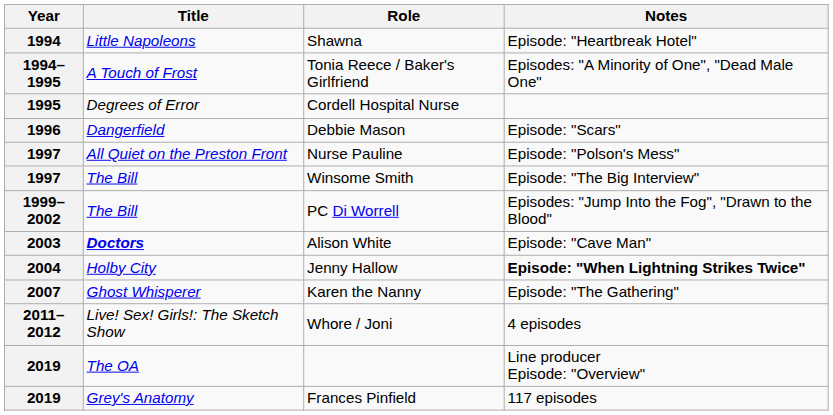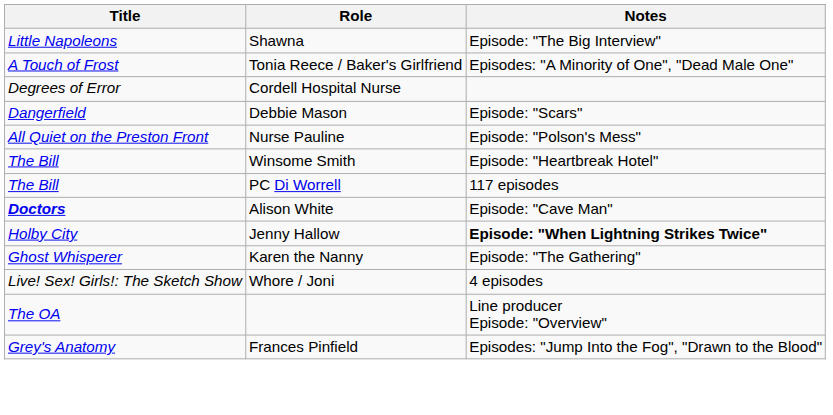- column: (44, 16)
(602, 40) Episode: "Heartbreak Hotel" -> (565, 40) Episode: "The Big Interview"
(603, 178) Episode: "The Big Interview" -> (564, 161) Episode: "Heartbreak Hotel"
(660, 210) Episodes: "Jump Into the Fog", "Drawn to the Blood" -> (514, 185) 117 episodes
(552, 398) 117 episodes -> (646, 347) Episodes: "Jump Into the Fog", "Drawn to the Blood"
